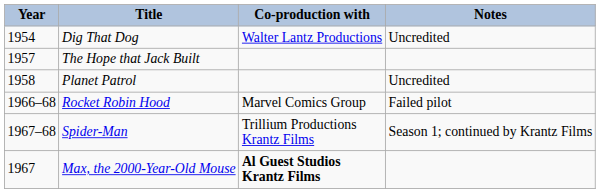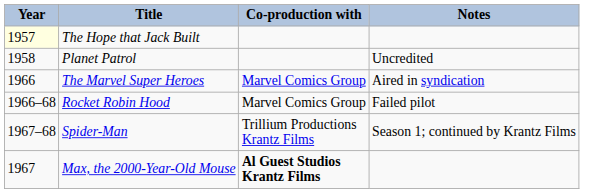- row: (100, 37)
(21, 59) no background -> (21, 37) lightyellow background
+ row: (133, 80)
